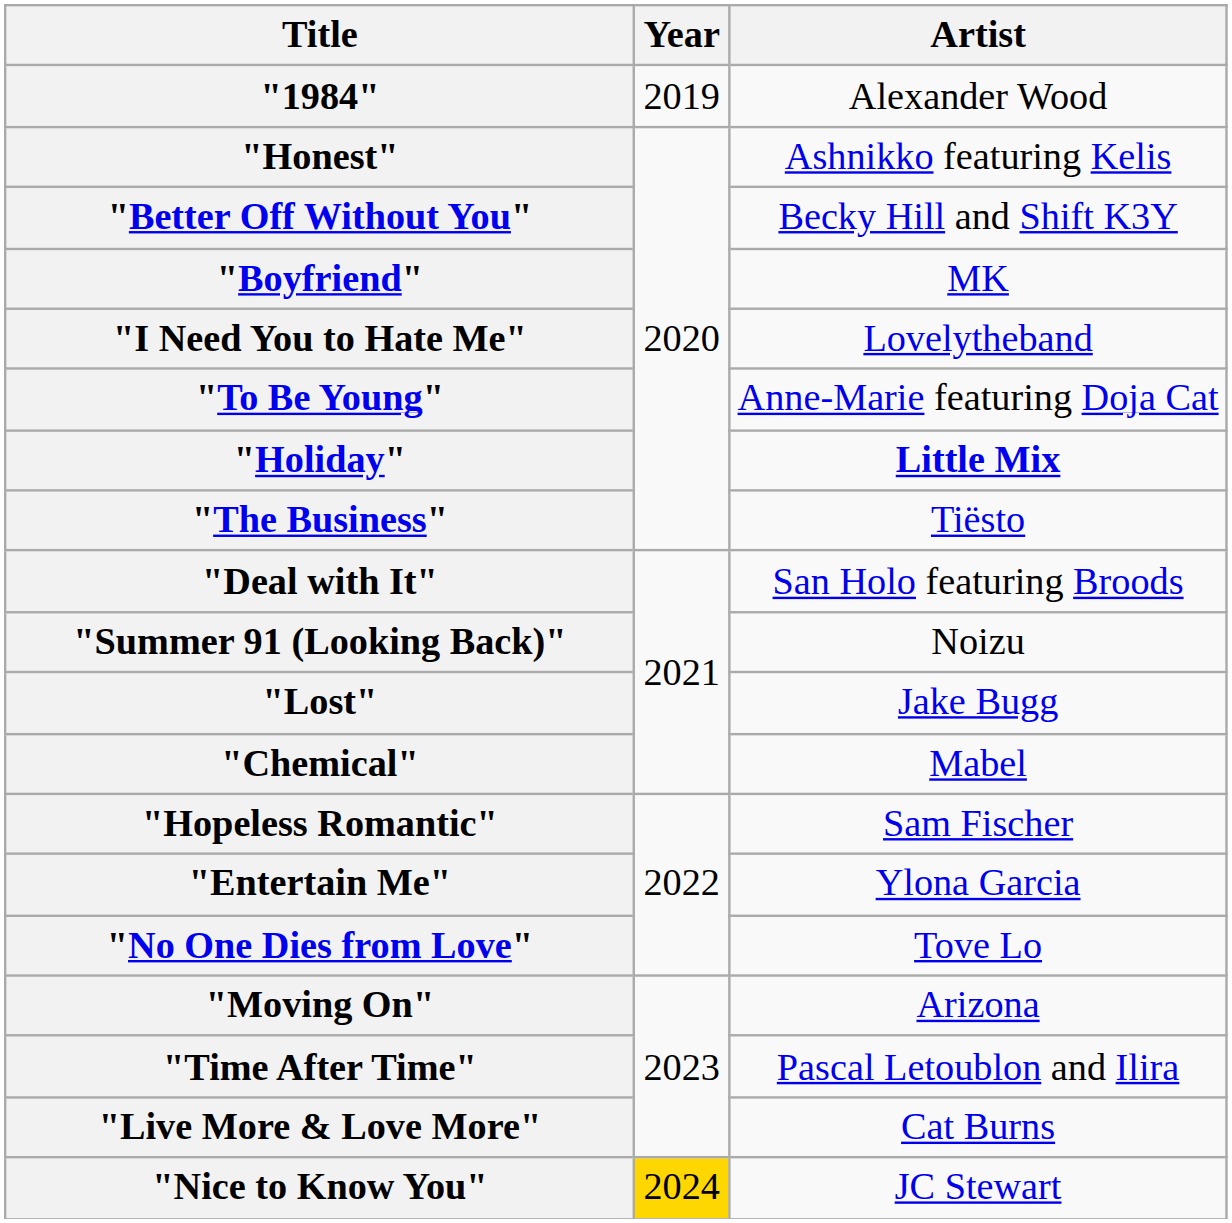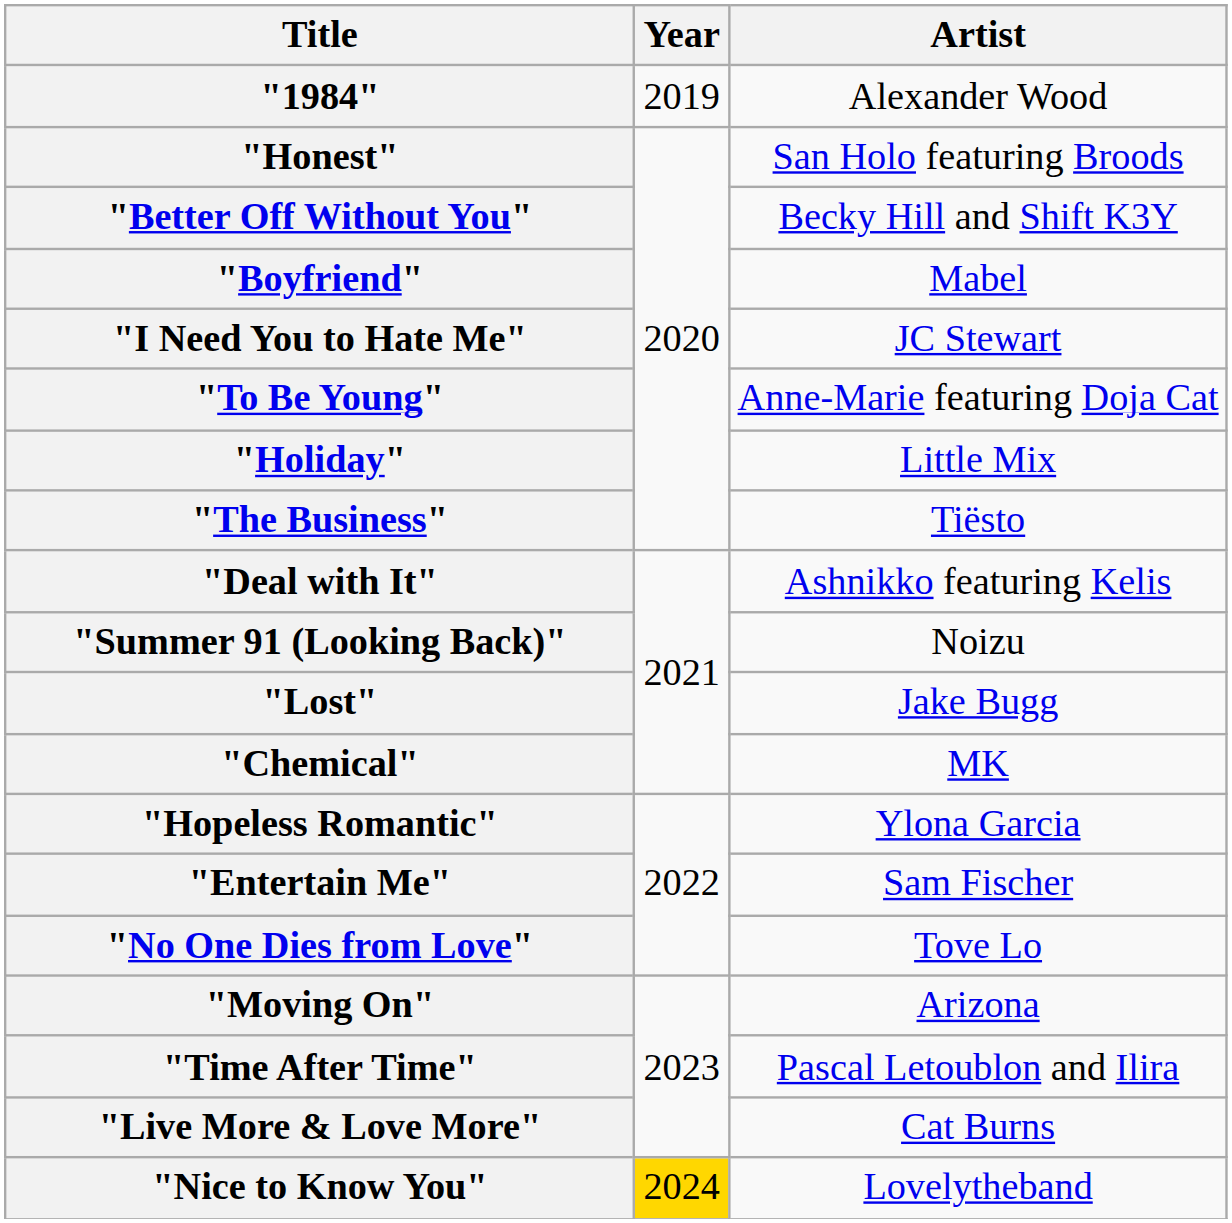(978, 156) Ashnikko featuring Kelis -> (978, 156) San Holo featuring Broods
(978, 277) MK -> (978, 277) Mabel
(978, 338) Lovelytheband -> (978, 338) JC Stewart
(978, 459) bold -> (978, 459) normal
(978, 580) San Holo featuring Broods -> (978, 580) Ashnikko featuring Kelis
(978, 762) Mabel -> (978, 762) MK
(978, 823) Sam Fischer -> (978, 823) Ylona Garcia
(978, 883) Ylona Garcia -> (978, 883) Sam Fischer
(978, 1187) JC Stewart -> (978, 1187) Lovelytheband
